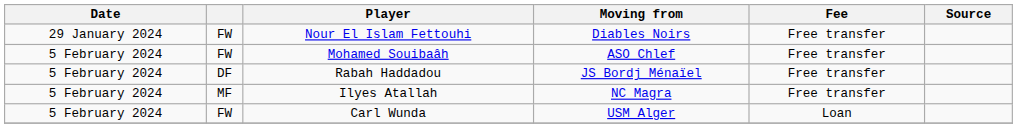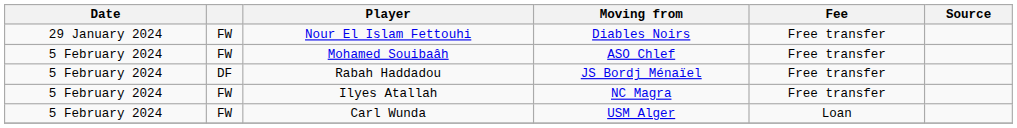(225, 94) MF -> (225, 94) FW
